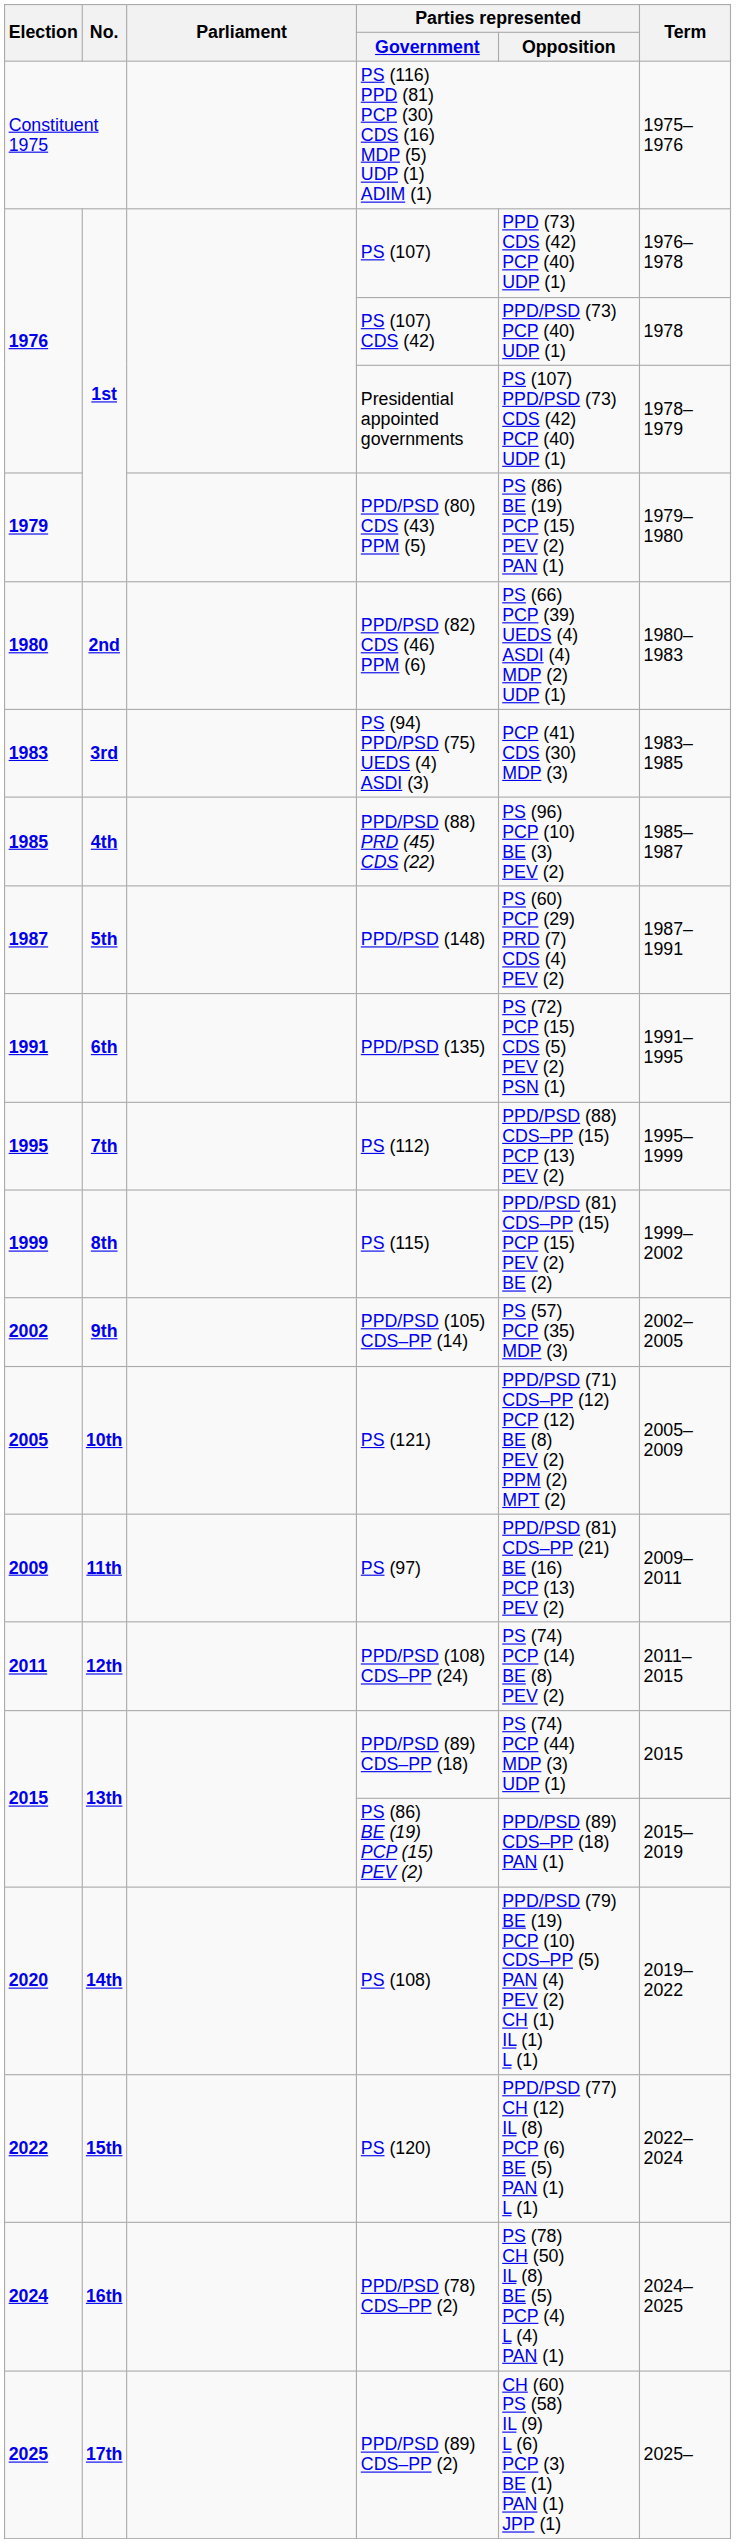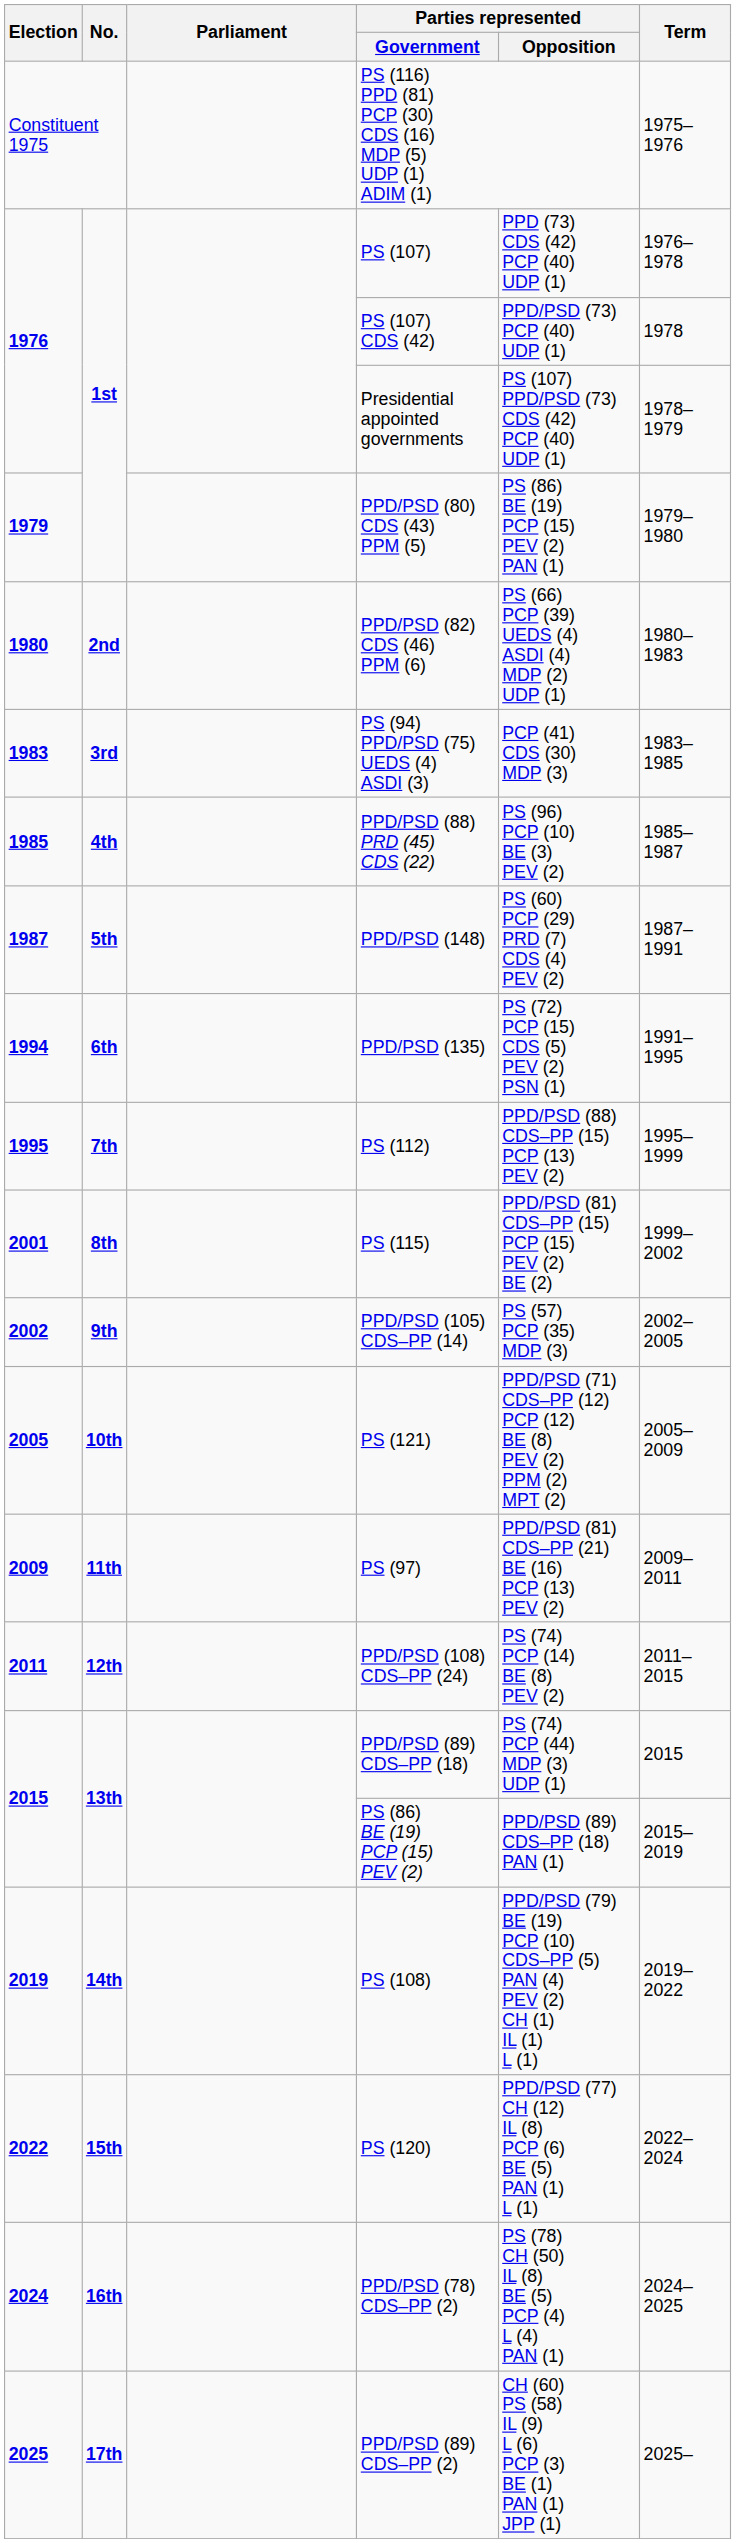(28, 1047) 1991 -> (28, 1047) 1994
(28, 1243) 1999 -> (28, 1243) 2001
(28, 1980) 2020 -> (28, 1980) 2019
